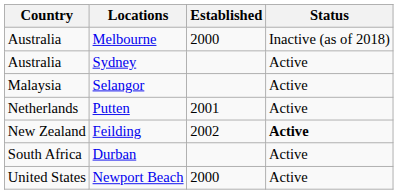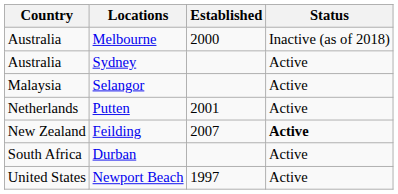(205, 131) 2002 -> (205, 131) 2007
(205, 177) 2000 -> (205, 177) 1997
